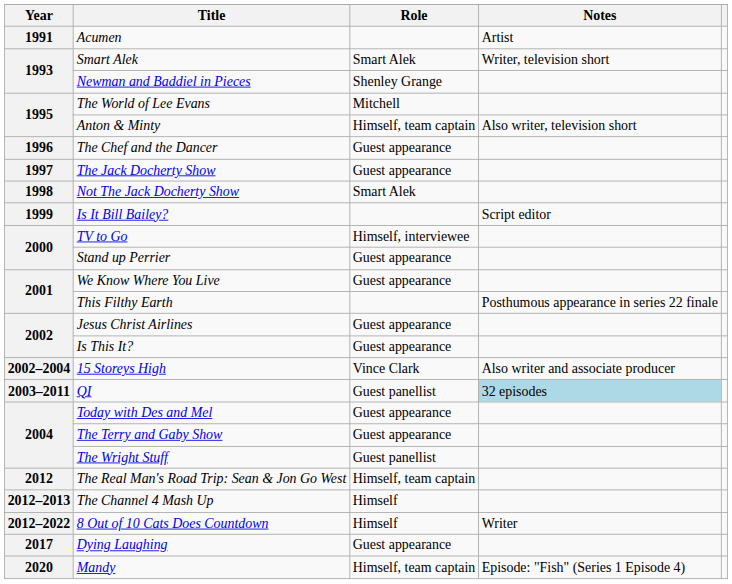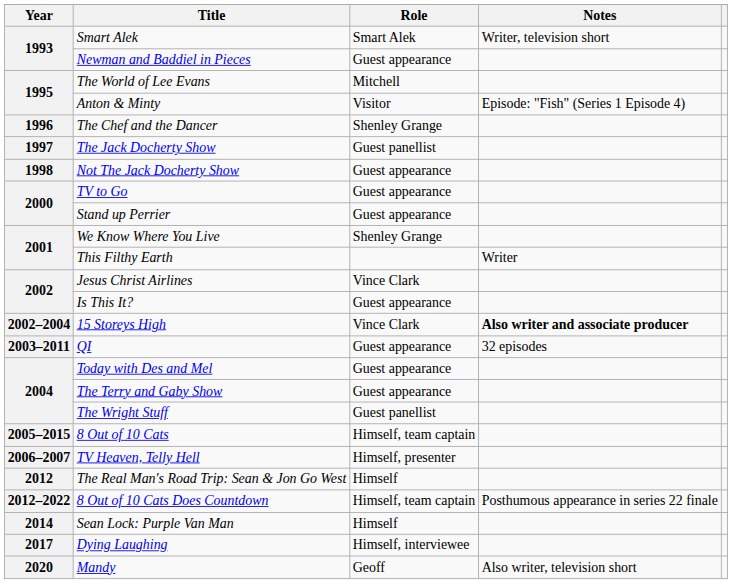- row: (99, 37)
(397, 81) Shenley Grange -> (402, 59) Guest appearance
(414, 125) Himself, team captain -> (372, 103) Visitor
(559, 125) Also writer, television short -> (583, 103) Episode: "Fish" (Series 1 Episode 4)
(402, 147) Guest appearance -> (397, 125) Shenley Grange
(402, 170) Guest appearance -> (394, 147) Guest panellist
(384, 192) Smart Alek -> (402, 170) Guest appearance
- row: (123, 214)
(411, 236) Himself, interviewee -> (402, 192) Guest appearance
(402, 280) Guest appearance -> (397, 236) Shenley Grange
(600, 302) Posthumous appearance in series 22 finale -> (500, 258) Writer
(402, 324) Guest appearance -> (386, 280) Vince Clark
(578, 368) normal -> (585, 324) bold
(394, 390) Guest panellist -> (402, 346) Guest appearance
(514, 390) lightblue background -> (514, 346) no background
+ row: (123, 434)
+ row: (138, 457)
(414, 479) Himself, team captain -> (375, 479) Himself
- row: (145, 501)
(375, 523) Himself -> (414, 501) Himself, team captain
(500, 523) Writer -> (600, 501) Posthumous appearance in series 22 finale
+ row: (155, 523)
(402, 545) Guest appearance -> (411, 545) Himself, interviewee
(414, 567) Himself, team captain -> (369, 567) Geoff
(583, 567) Episode: "Fish" (Series 1 Episode 4) -> (559, 567) Also writer, television short
